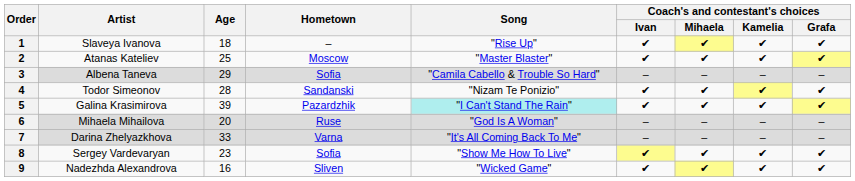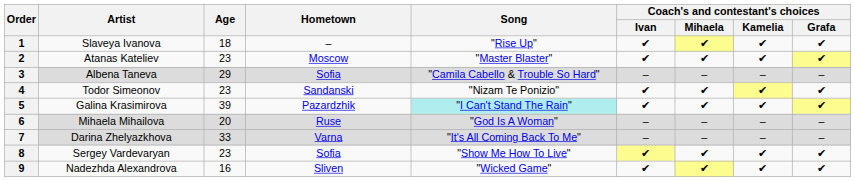(225, 59) 25 -> (225, 59) 23
(225, 90) 28 -> (225, 90) 23
